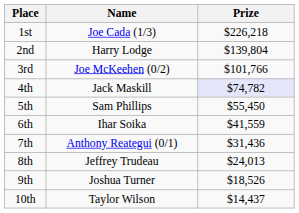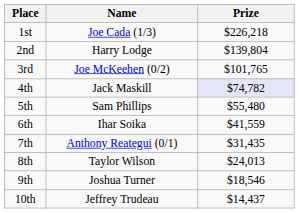(246, 69) $101,766 -> (246, 69) $101,765
(246, 106) $55,450 -> (246, 106) $55,480
(246, 143) $31,436 -> (246, 143) $31,435
(122, 161) Jeffrey Trudeau -> (122, 161) Taylor Wilson
(246, 180) $18,526 -> (246, 180) $18,546
(122, 198) Taylor Wilson -> (122, 198) Jeffrey Trudeau
